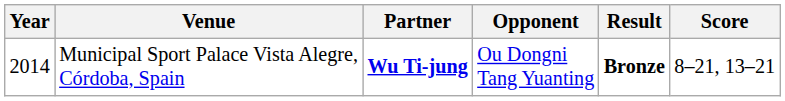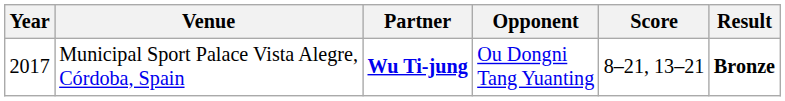columns swapped: (725, 21) <-> (634, 21)
(30, 66) 2014 -> (30, 66) 2017
